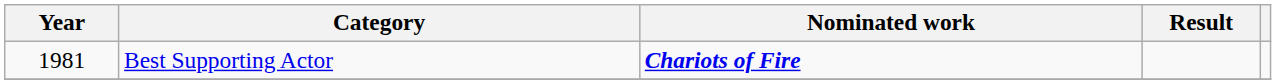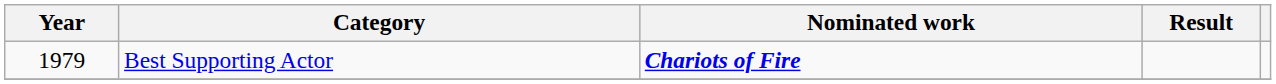(62, 60) 1981 -> (62, 60) 1979
